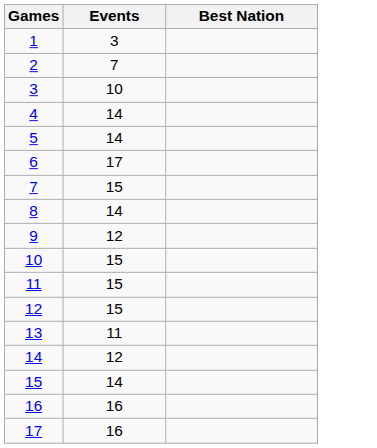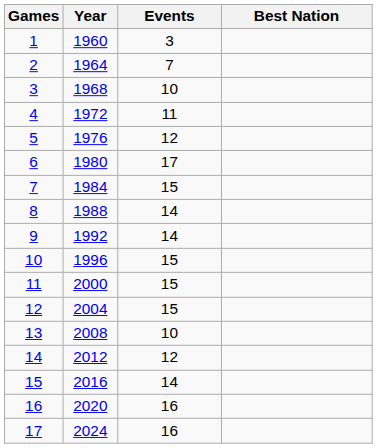+ column: (90, 16)
(114, 114) 14 -> (169, 114) 11
(114, 138) 14 -> (169, 138) 12
(114, 235) 12 -> (169, 235) 14
(114, 333) 11 -> (169, 333) 10
